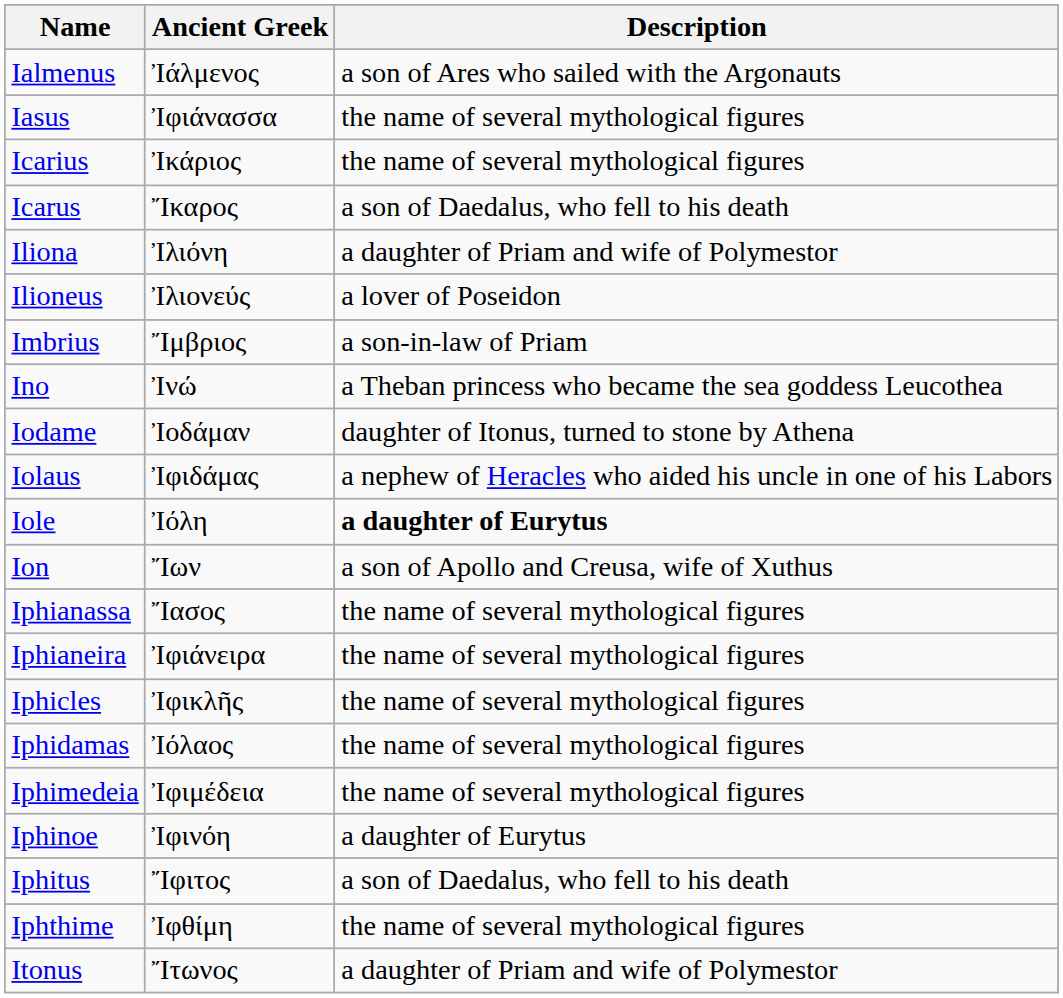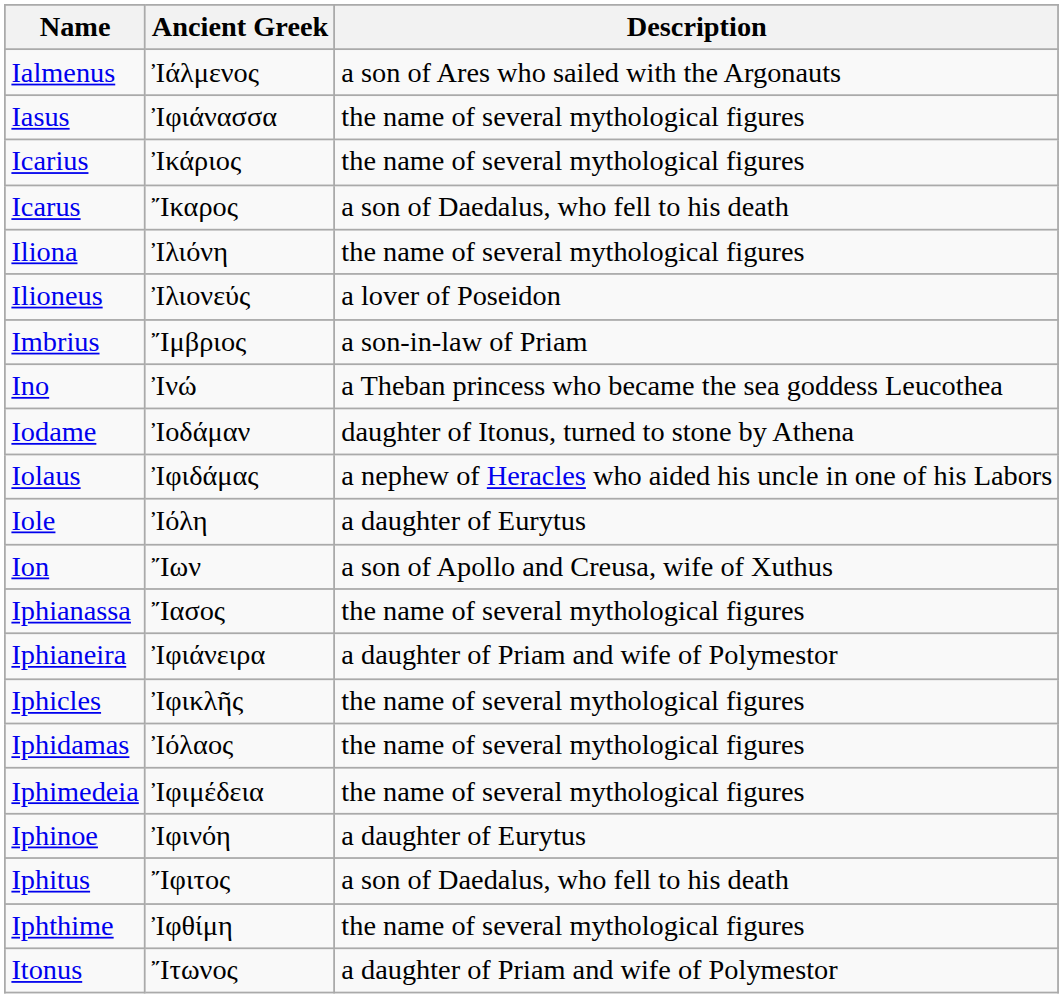(589, 251) a daughter of Priam and wife of Polymestor -> (573, 251) the name of several mythological figures
(474, 521) bold -> (464, 521) normal
(573, 655) the name of several mythological figures -> (589, 655) a daughter of Priam and wife of Polymestor
